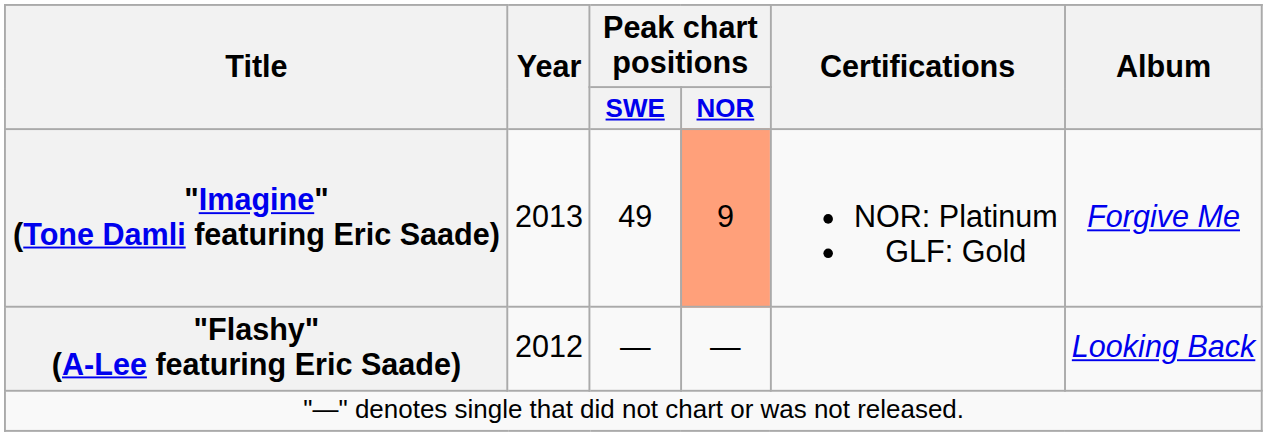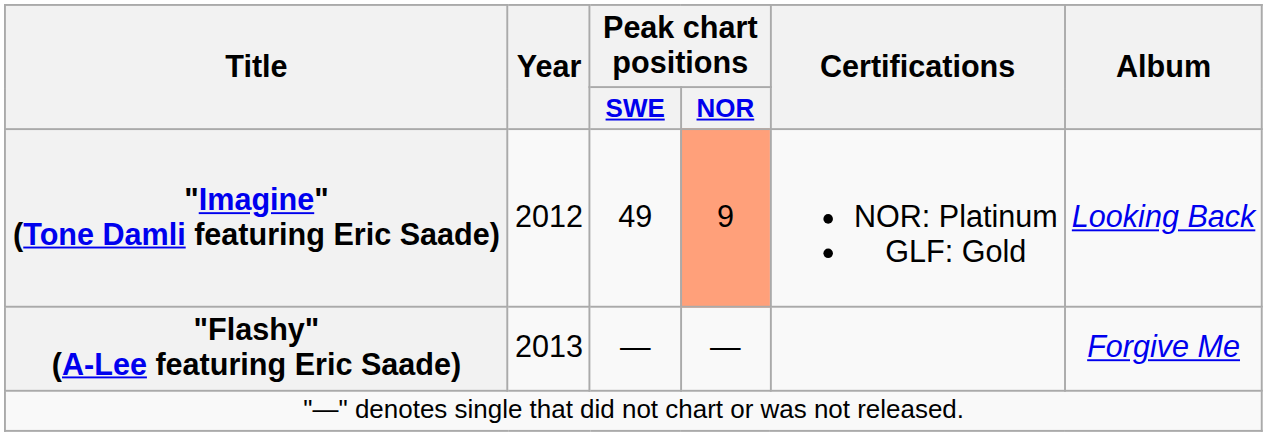(549, 217) 2013 -> (549, 217) 2012
(1164, 217) Forgive Me -> (1164, 217) Looking Back
(549, 348) 2012 -> (549, 348) 2013
(1164, 348) Looking Back -> (1164, 348) Forgive Me
